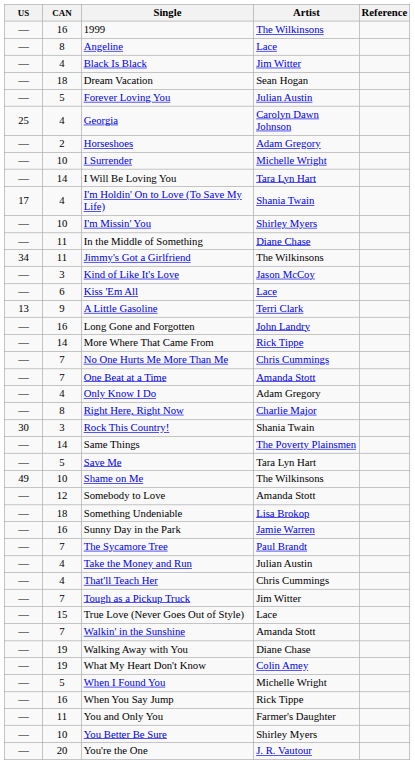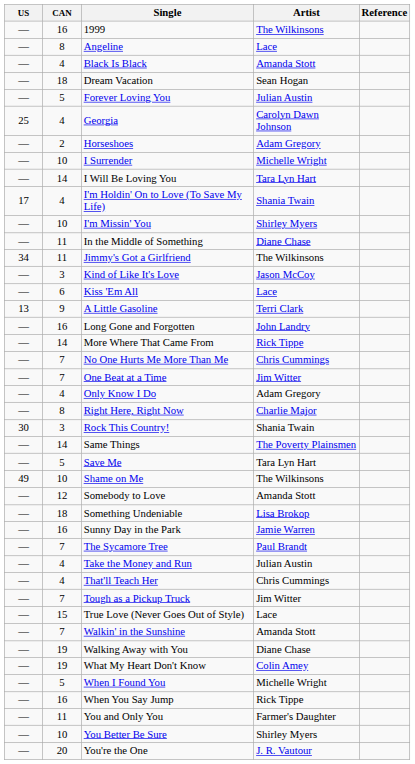(279, 64) Jim Witter -> (286, 64) Amanda Stott
(286, 377) Amanda Stott -> (279, 377) Jim Witter
